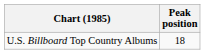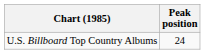(180, 40) 18 -> (180, 40) 24
